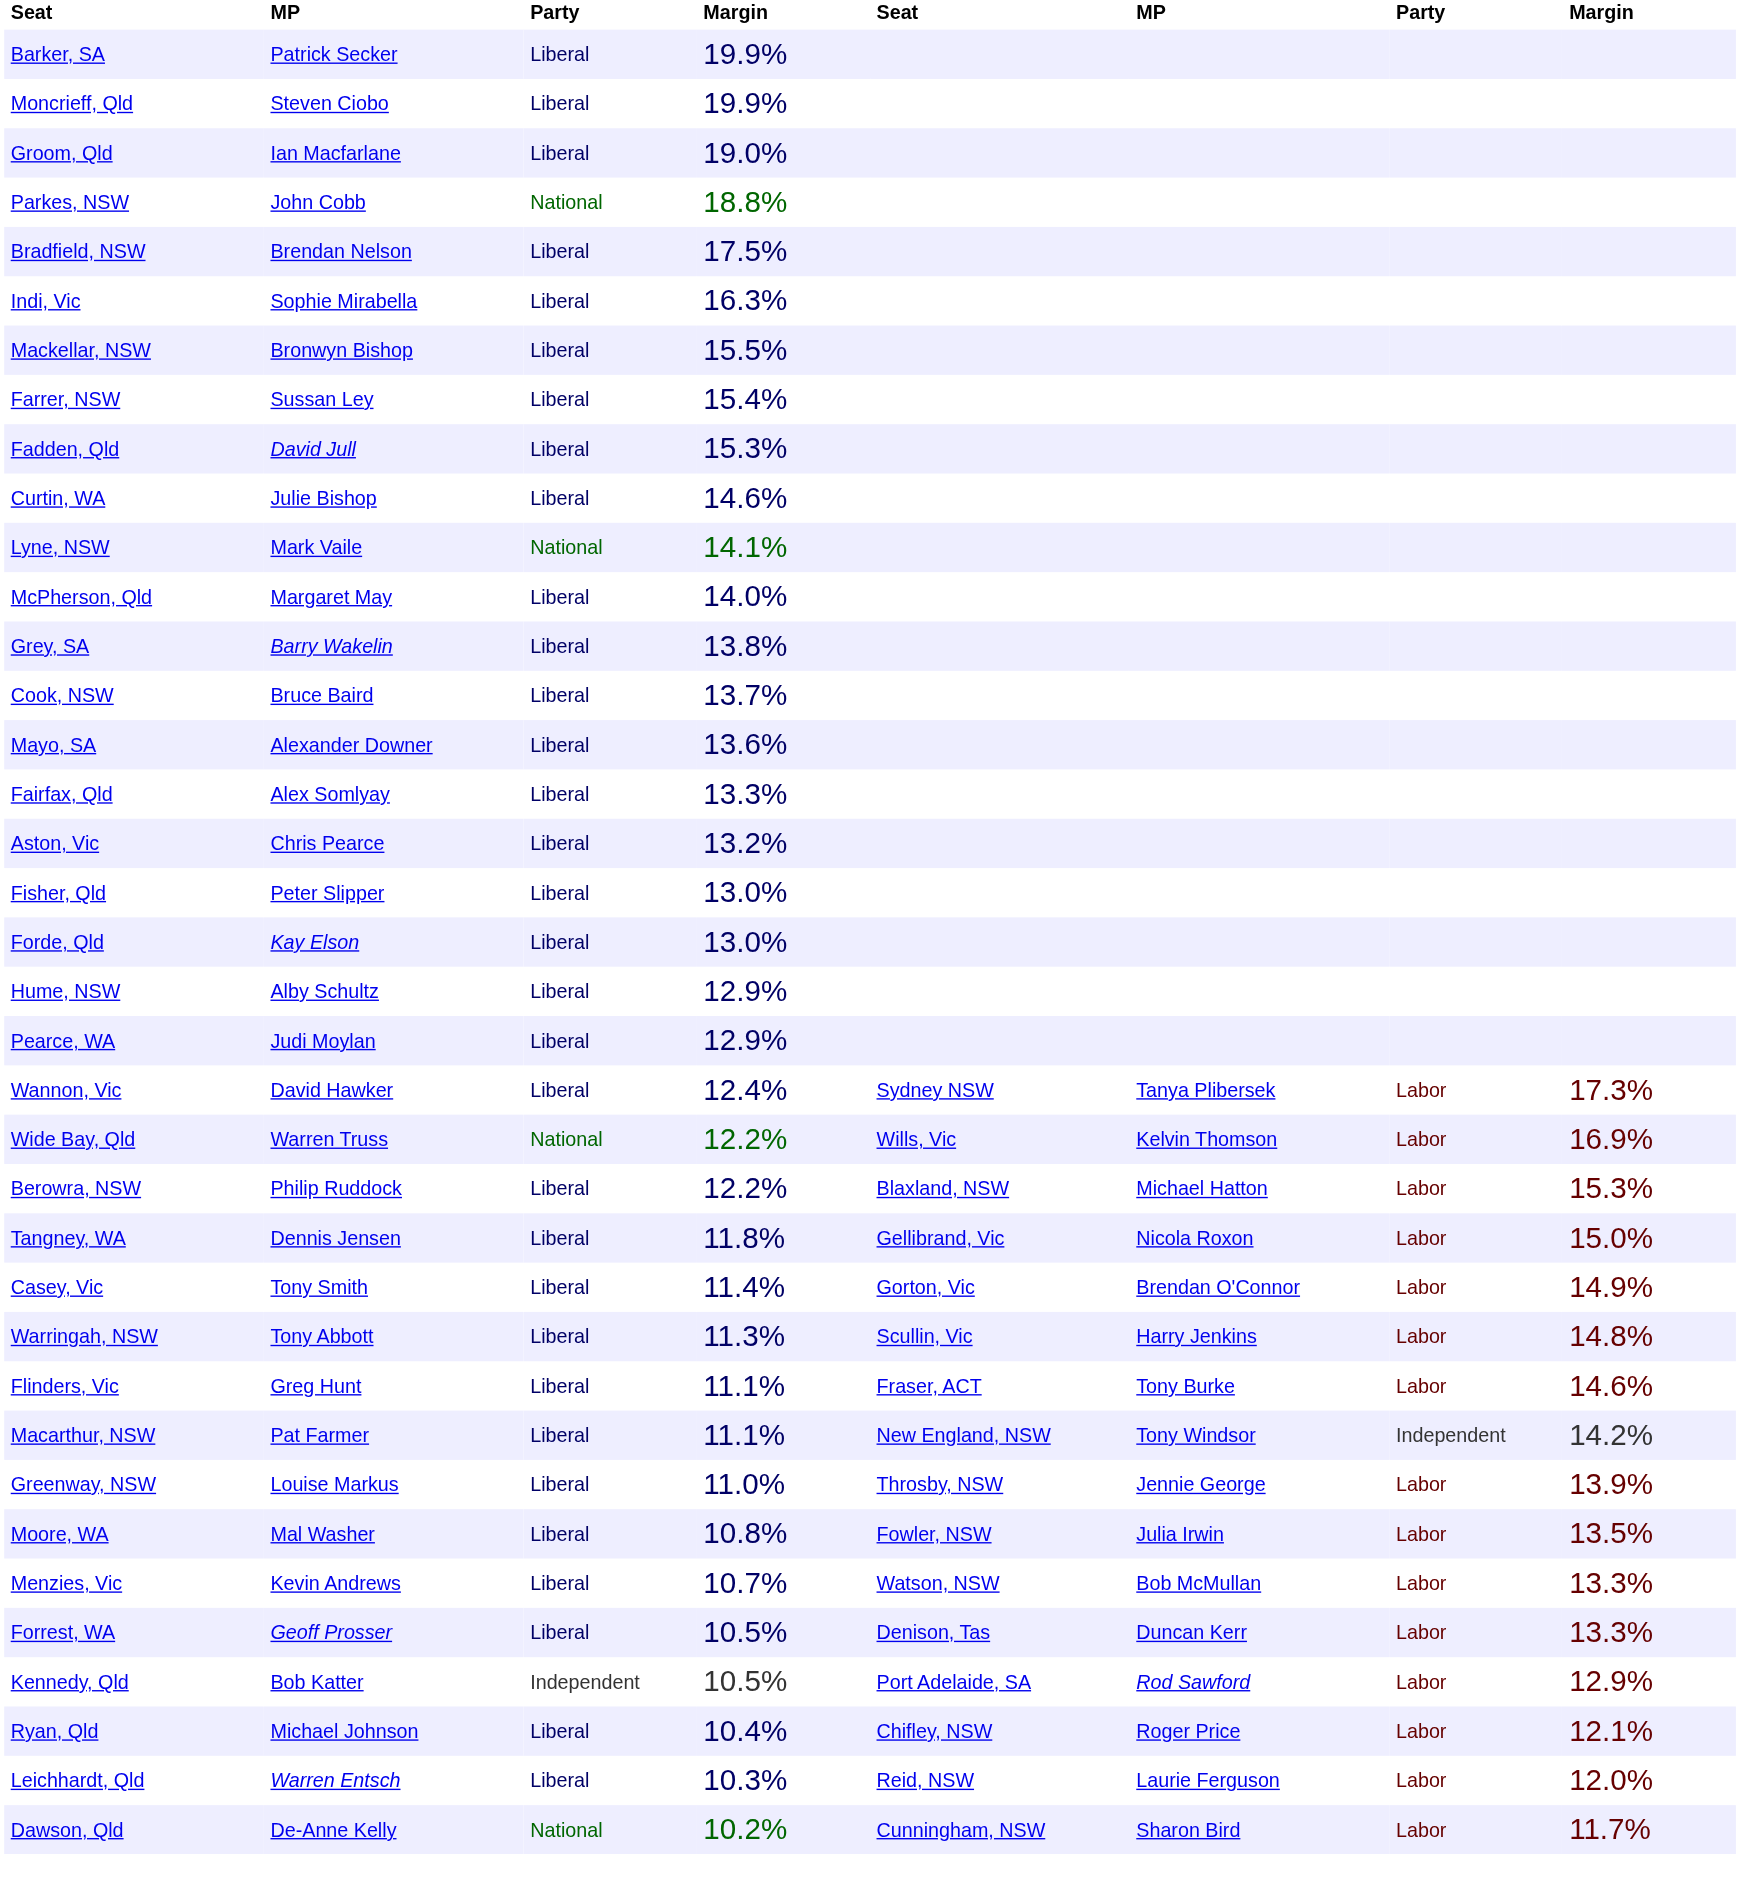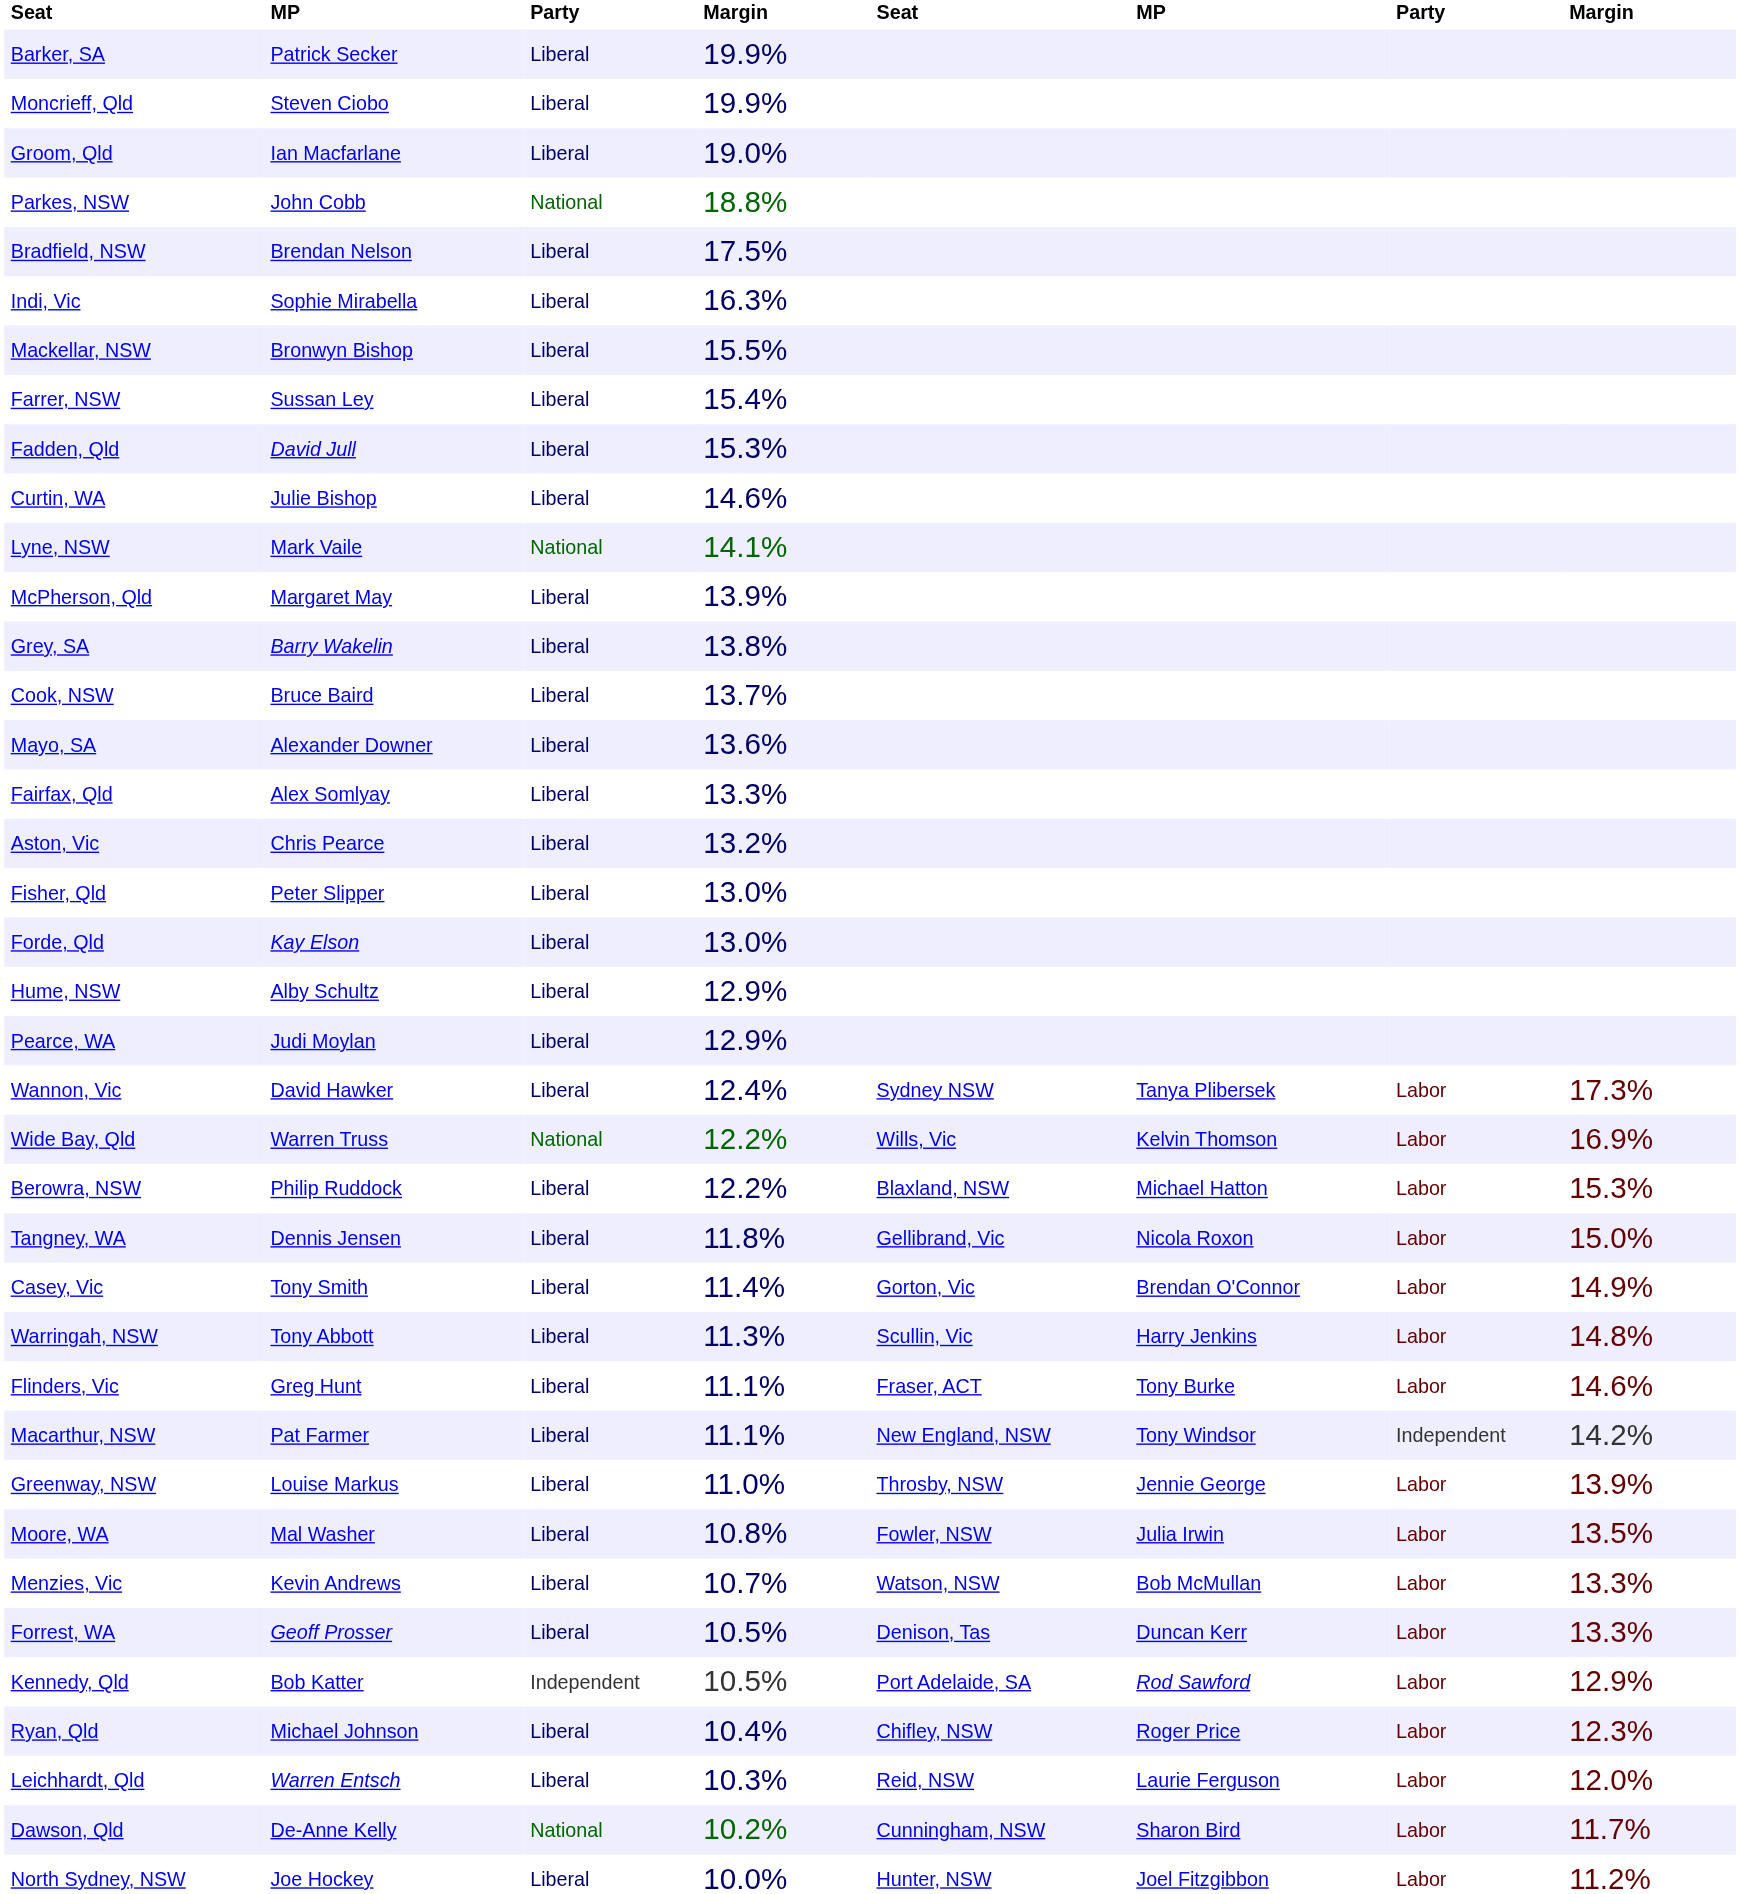(745, 596) 14.0% -> (745, 596) 13.9%
(1611, 1730) 12.1% -> (1611, 1730) 12.3%
+ row: (98, 1879)
